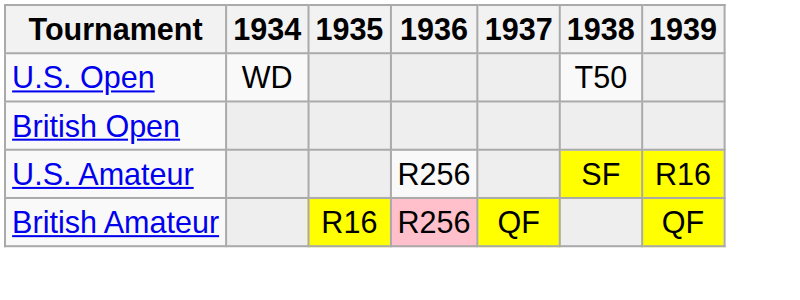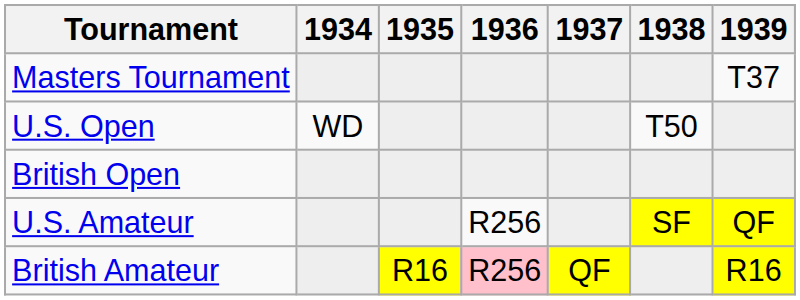+ row: (151, 78)
(683, 174) R16 -> (754, 223) QF
(683, 223) QF -> (754, 271) R16
